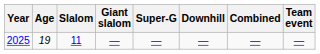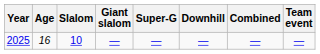(44, 40) 19 -> (44, 40) 16
(76, 40) 11 -> (76, 40) 10
